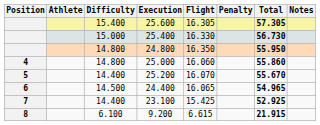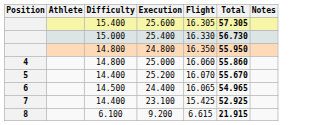- column: (236, 11)
